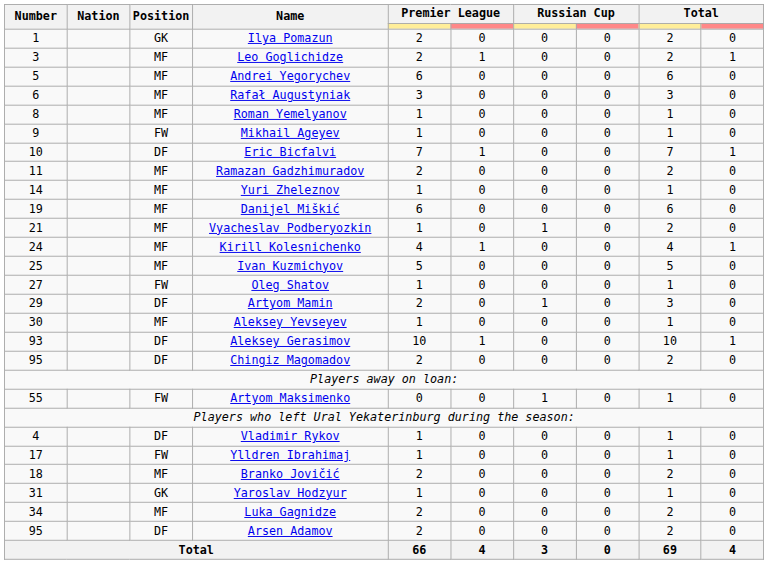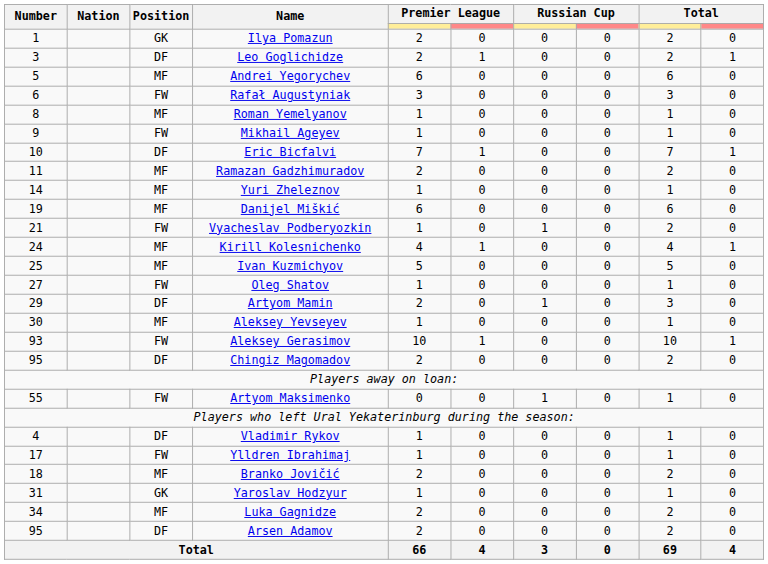(161, 58) MF -> (161, 58) DF
(161, 96) MF -> (161, 96) FW
(161, 228) MF -> (161, 228) FW
(161, 342) DF -> (161, 342) FW
